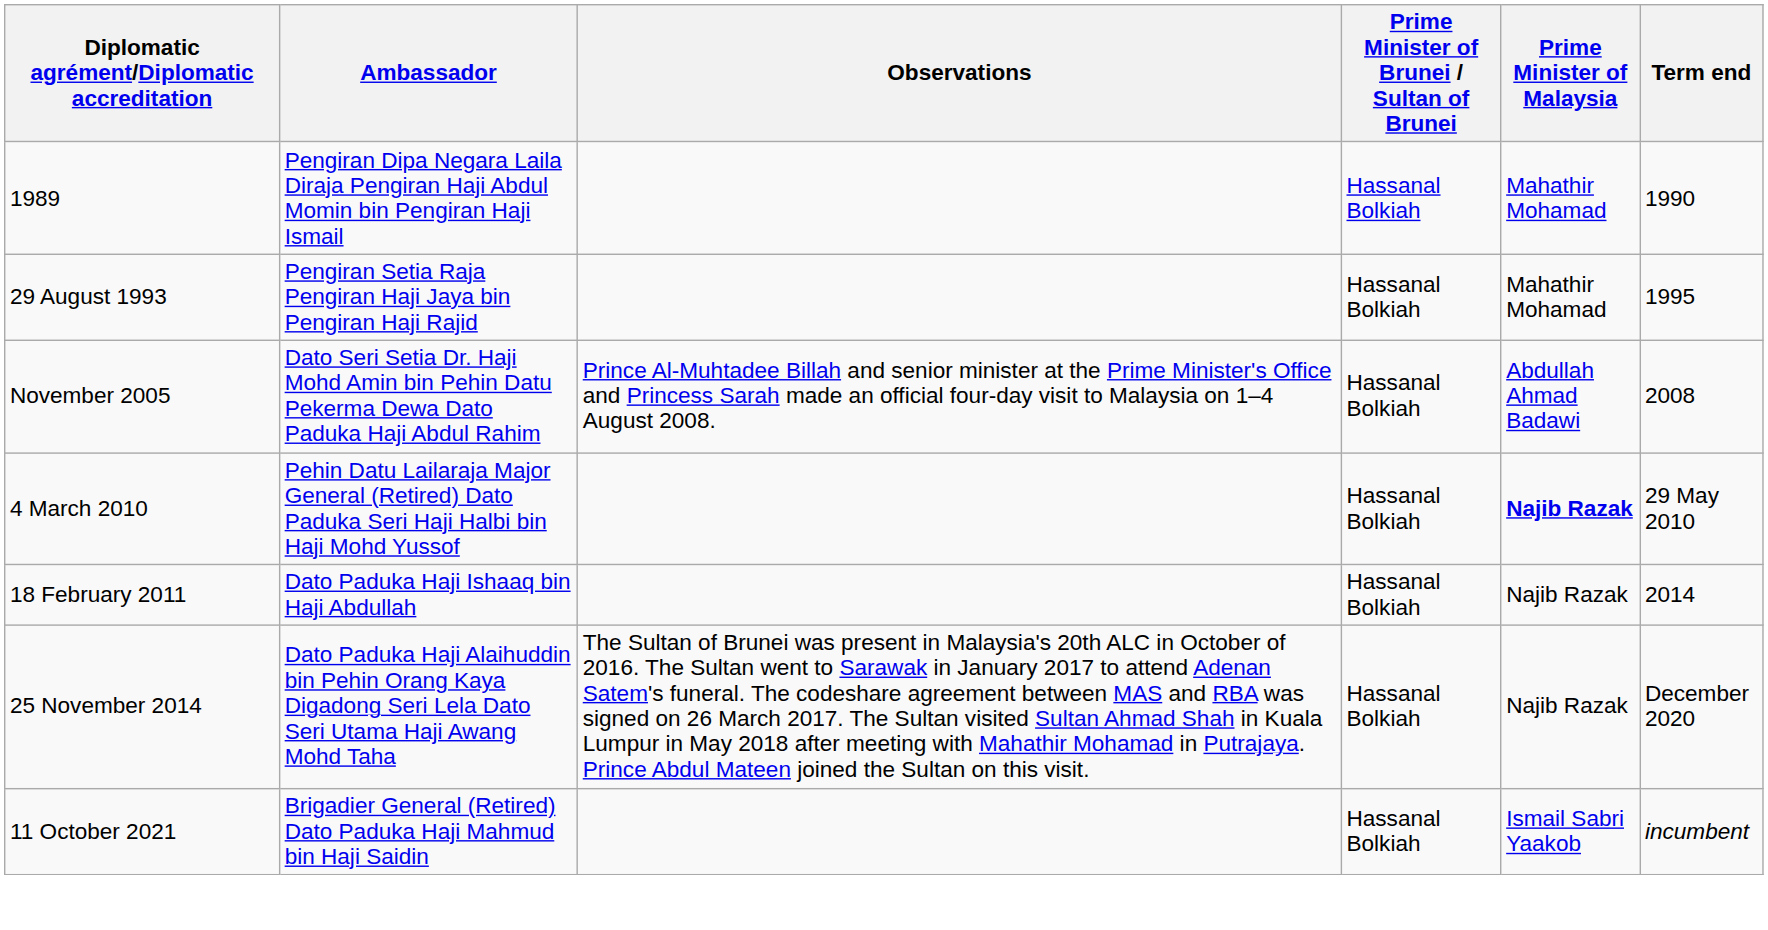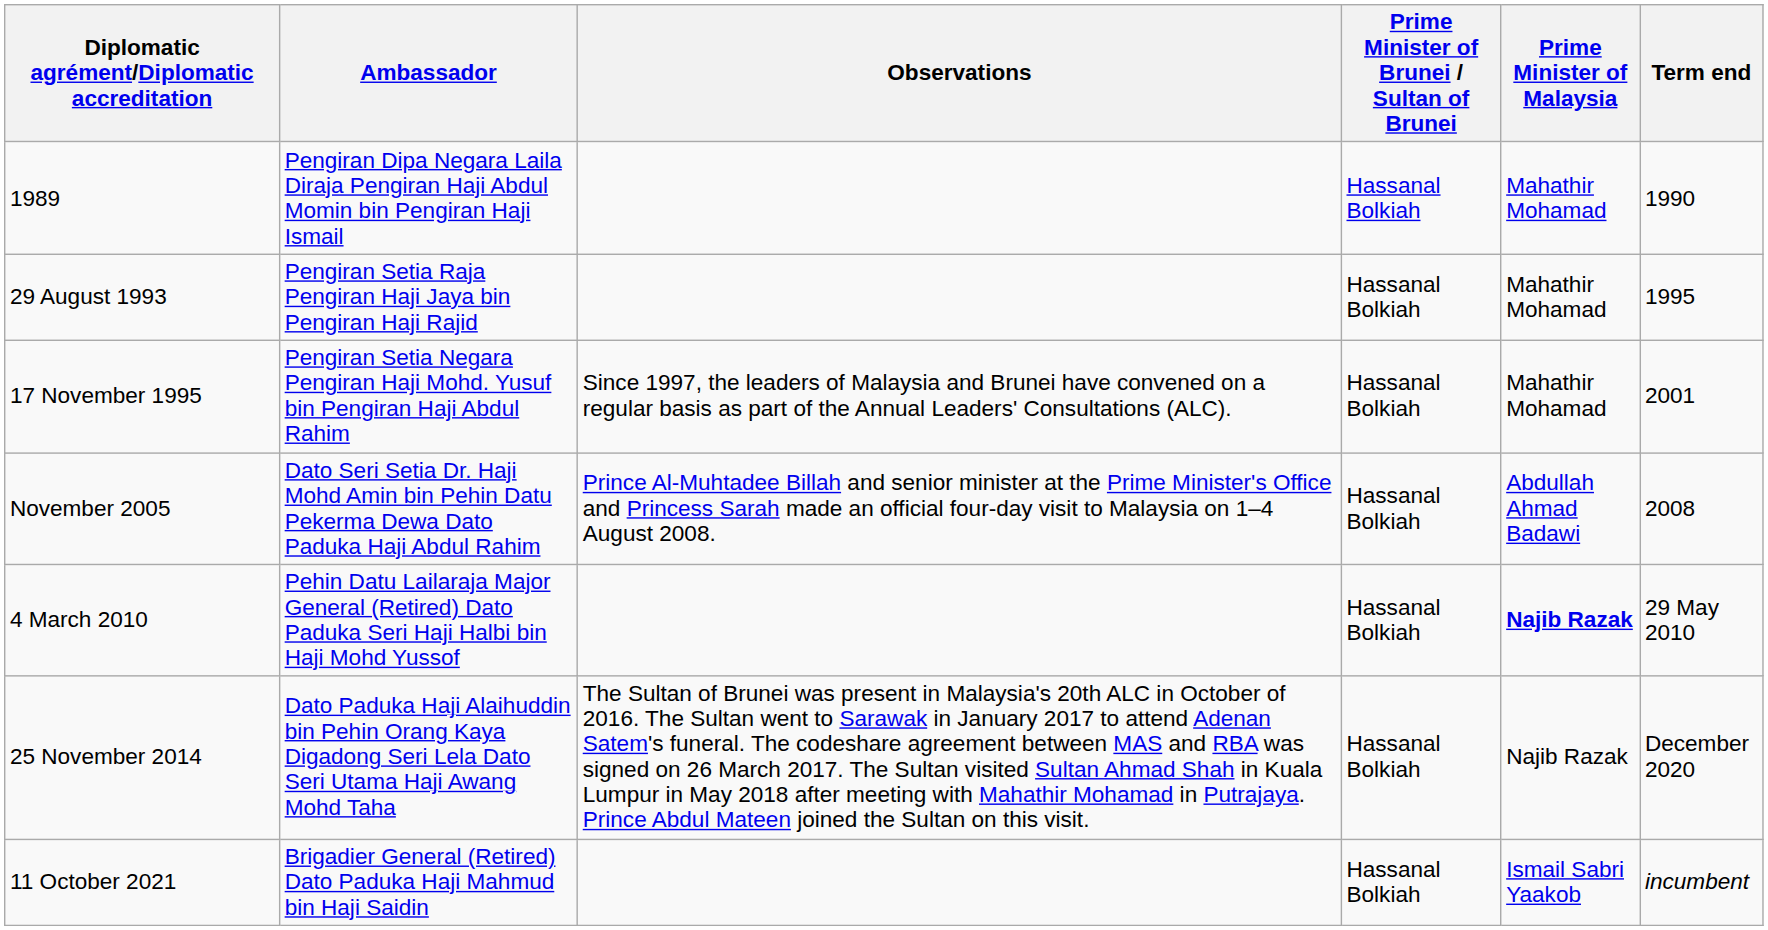+ row: (106, 396)
- row: (98, 594)
